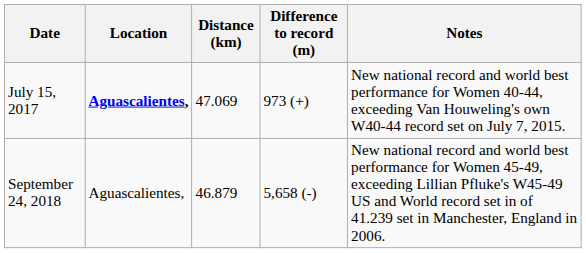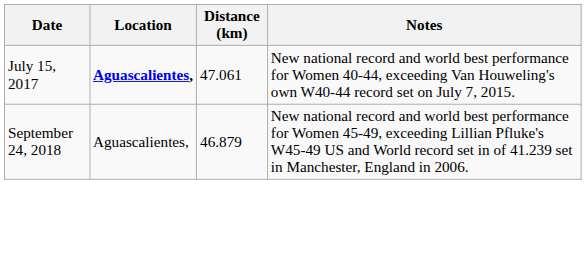- column: (304, 33)
(216, 100) 47.069 -> (221, 74) 47.061
